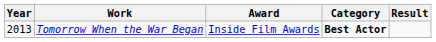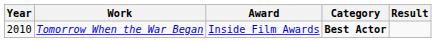(19, 30) 2013 -> (19, 30) 2010
